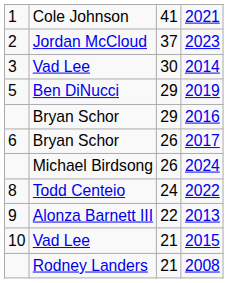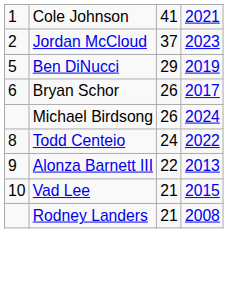- row: (202, 66)
- row: (202, 116)
